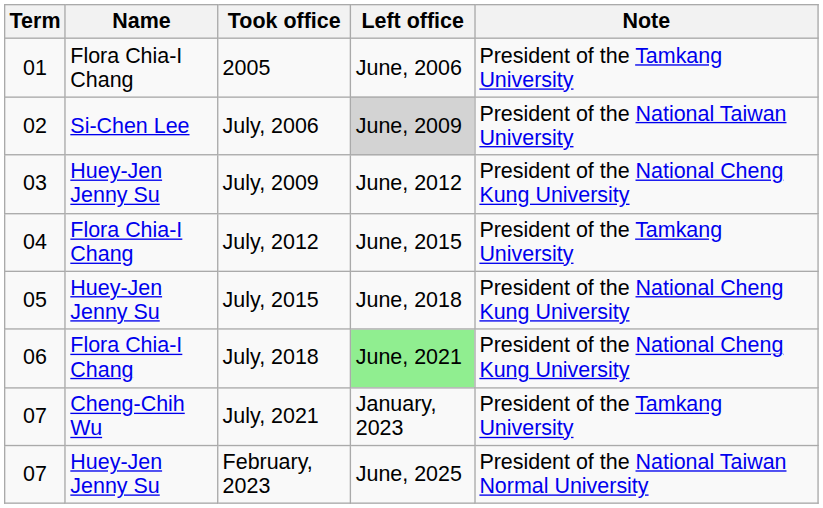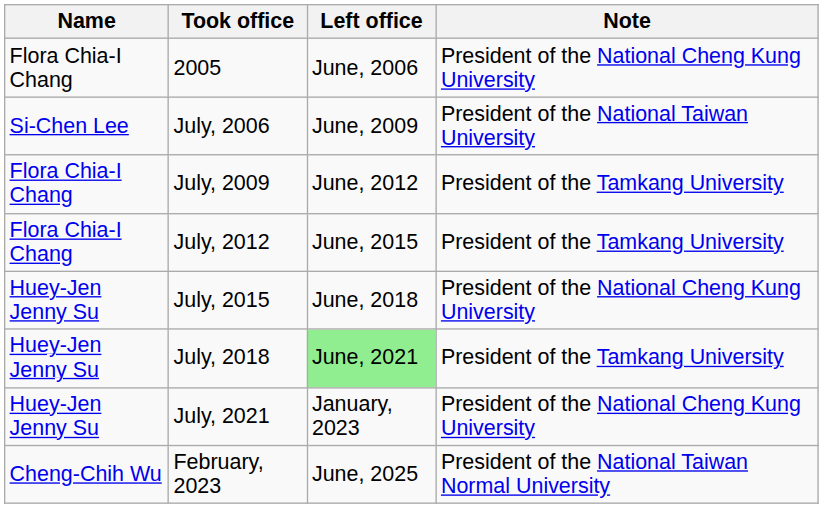- column: (35, 21)
(601, 67) President of the Tamkang University -> (621, 67) President of the National Cheng Kung University
(409, 125) lightgrey background -> (365, 125) no background
(116, 183) Huey-Jen Jenny Su -> (66, 183) Flora Chia-I Chang
(631, 183) President of the National Cheng Kung University -> (612, 183) President of the Tamkang University
(126, 358) Flora Chia-I Chang -> (55, 358) Huey-Jen Jenny Su
(631, 358) President of the National Cheng Kung University -> (612, 358) President of the Tamkang University
(128, 416) Cheng-Chih Wu -> (55, 416) Huey-Jen Jenny Su
(601, 416) President of the Tamkang University -> (621, 416) President of the National Cheng Kung University
(116, 474) Huey-Jen Jenny Su -> (86, 474) Cheng-Chih Wu
